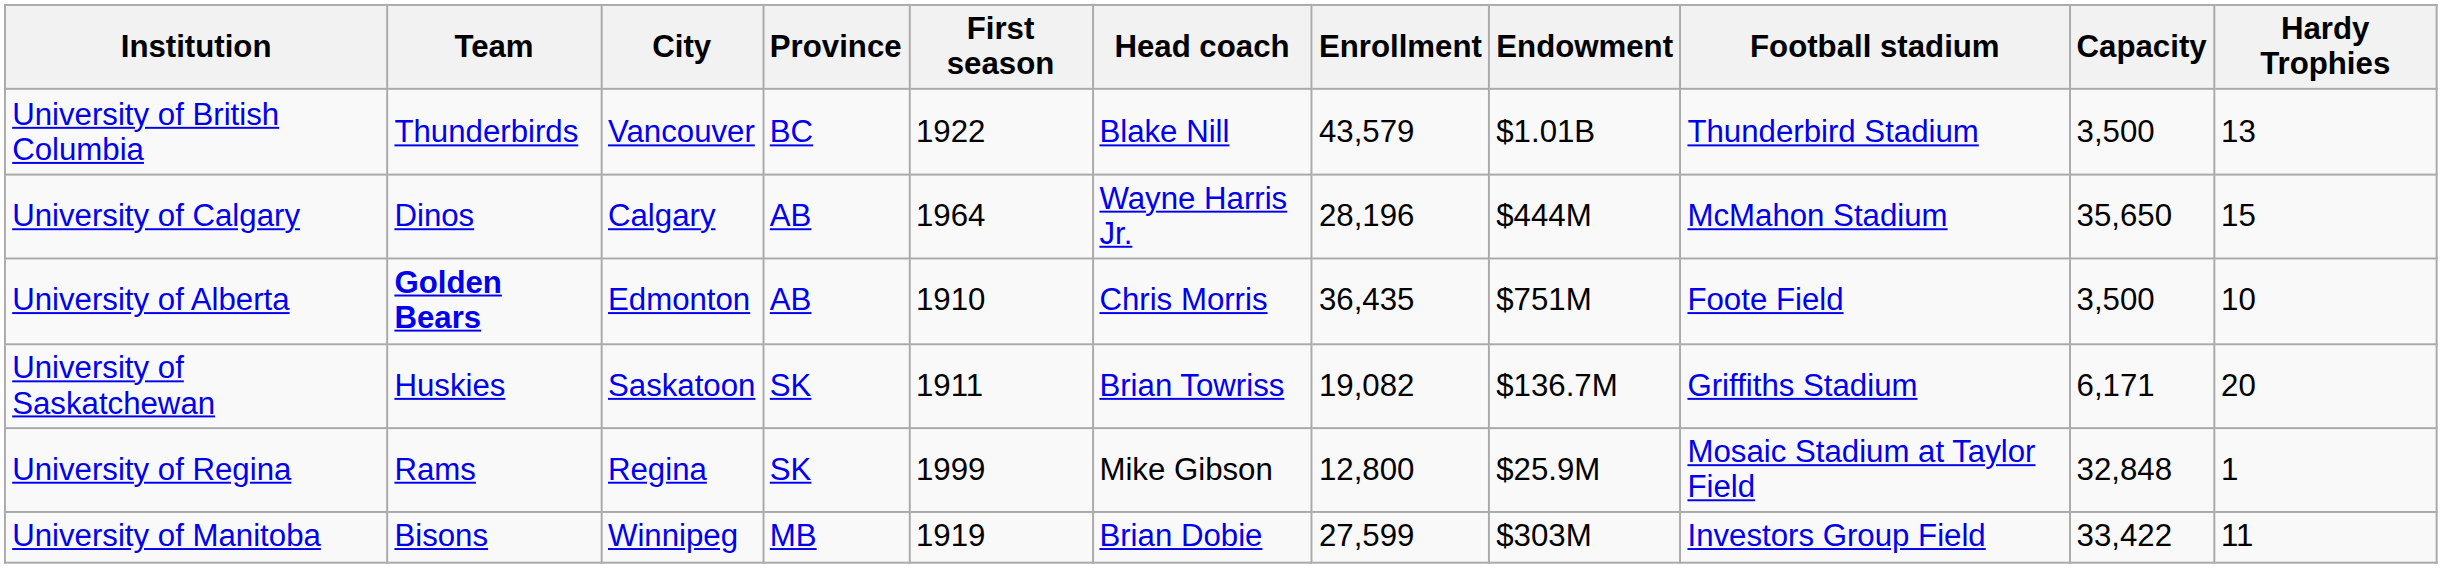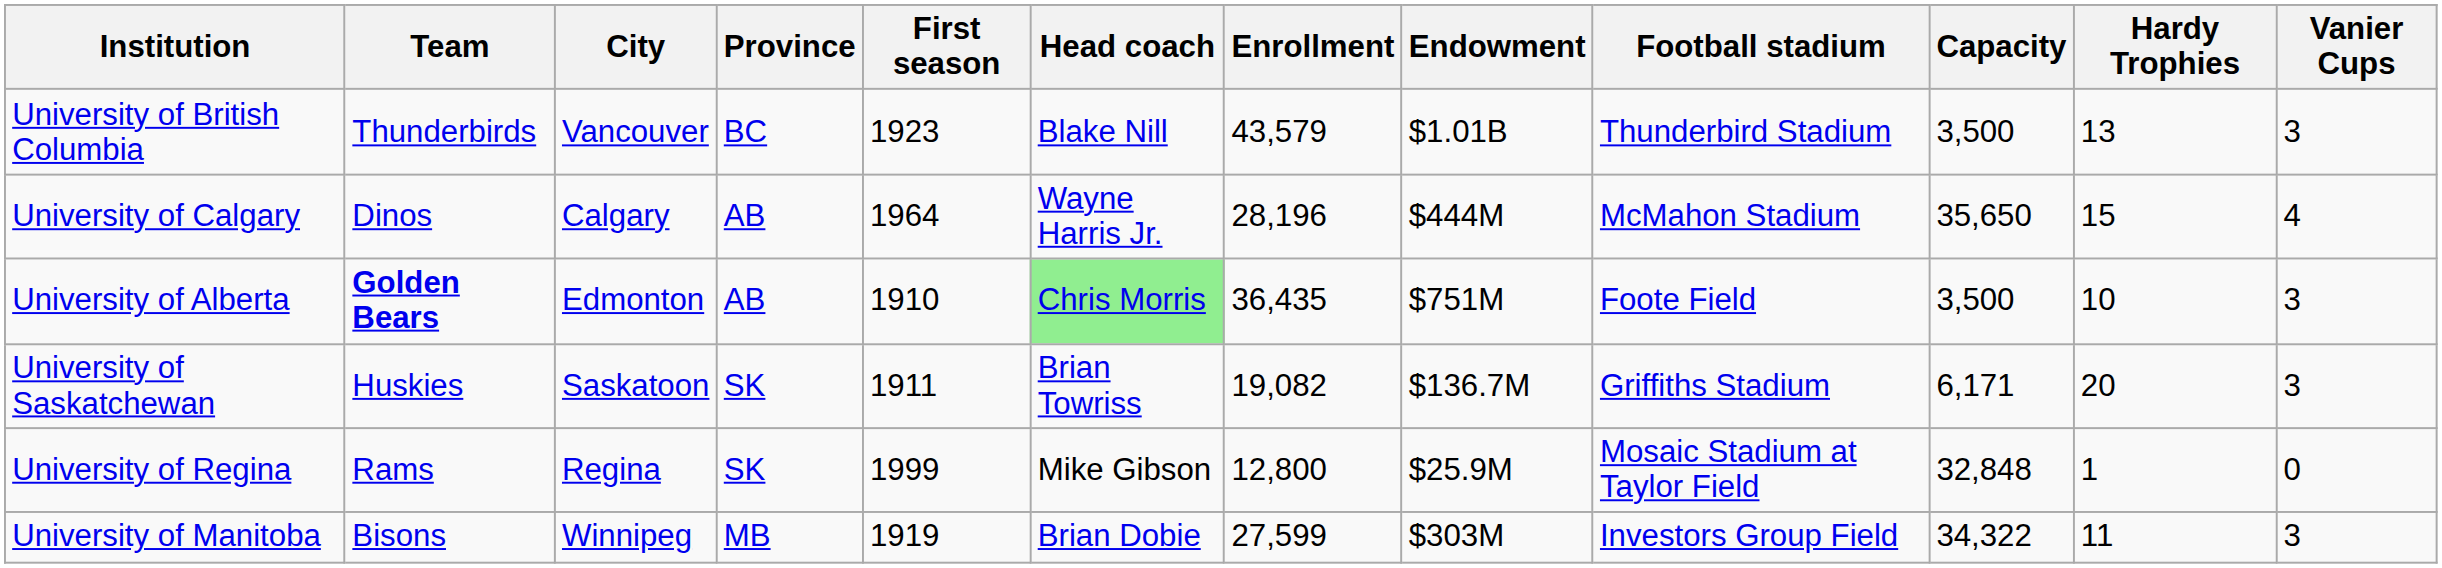+ column: (2356, 46)
(951, 131) 1922 -> (905, 131) 1923
(1183, 300) no background -> (1122, 300) lightgreen background
(2124, 536) 33,422 -> (1984, 536) 34,322
